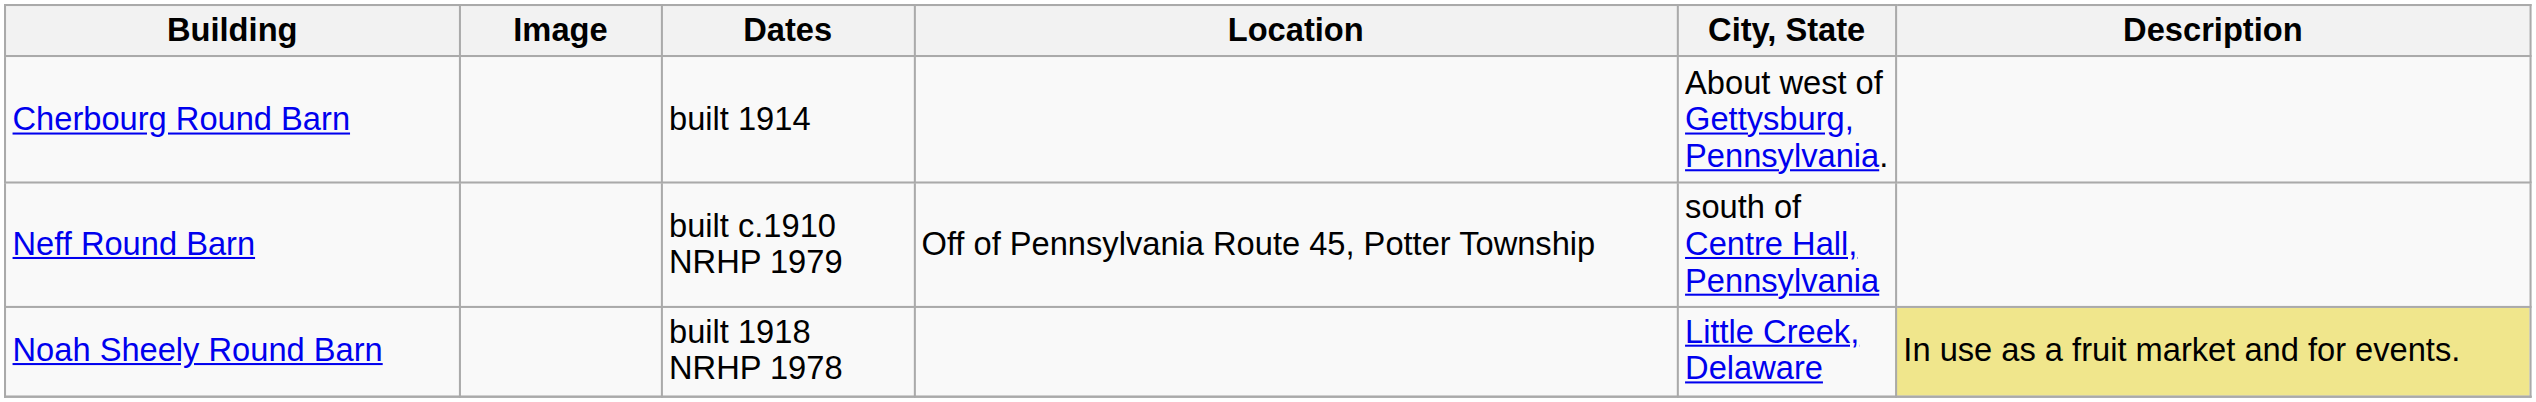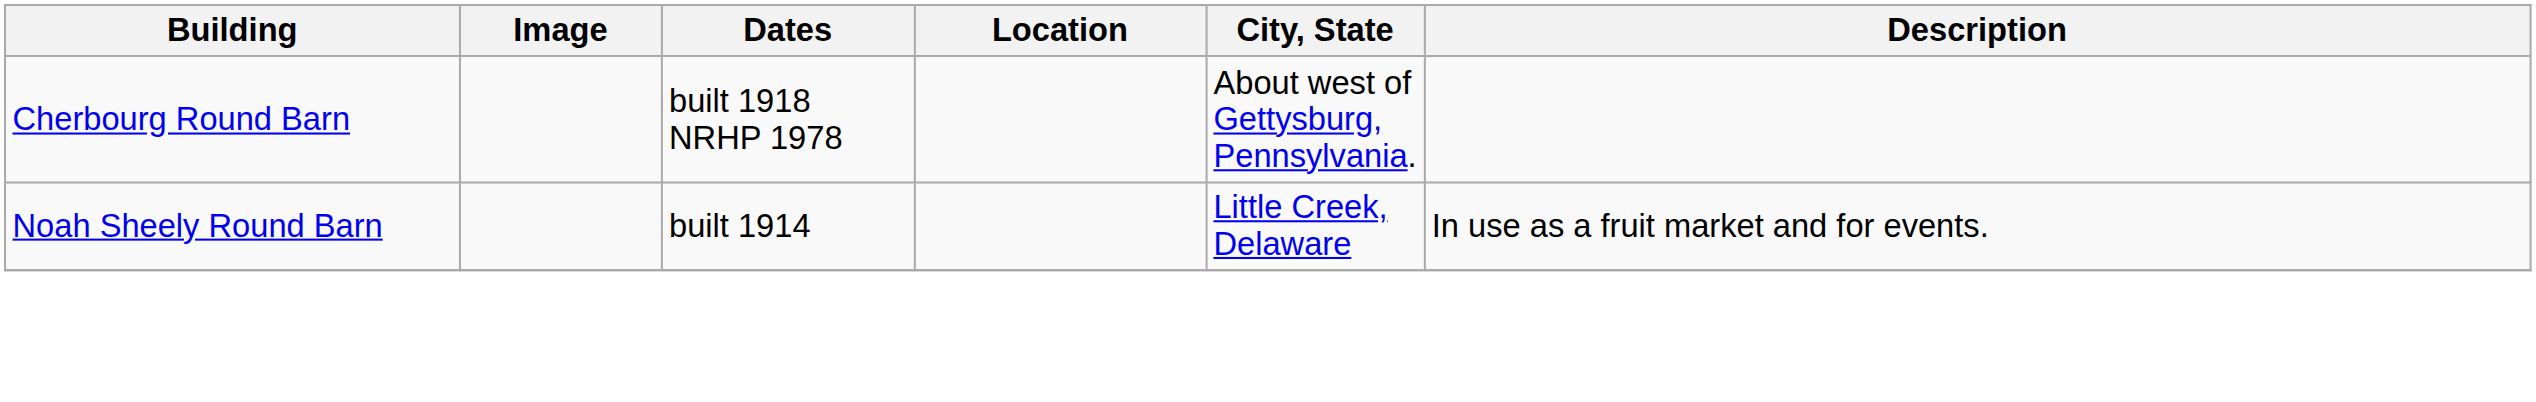(740, 118) built 1914 -> (756, 118) built 1918 NRHP 1978
- row: (134, 244)
(756, 350) built 1918 NRHP 1978 -> (740, 225) built 1914
(2182, 350) khaki background -> (1710, 225) no background
